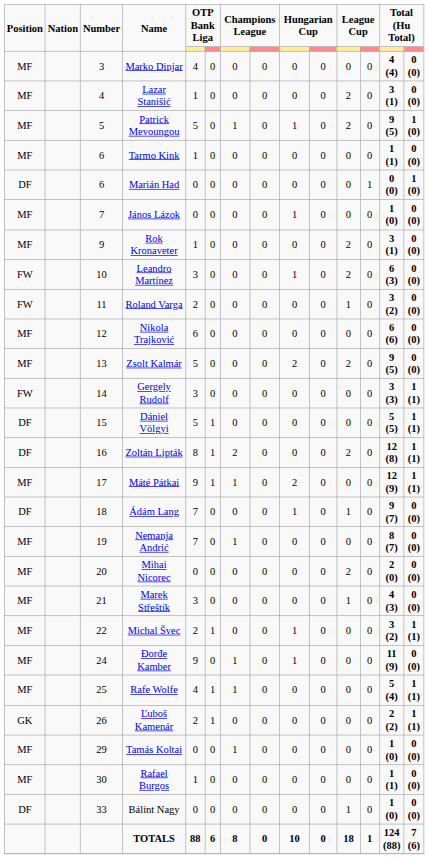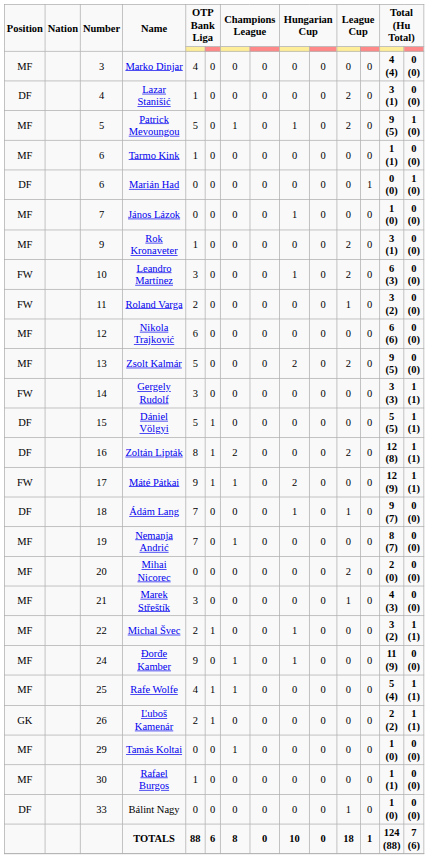(25, 96) MF -> (25, 96) DF
(25, 482) MF -> (25, 482) FW
